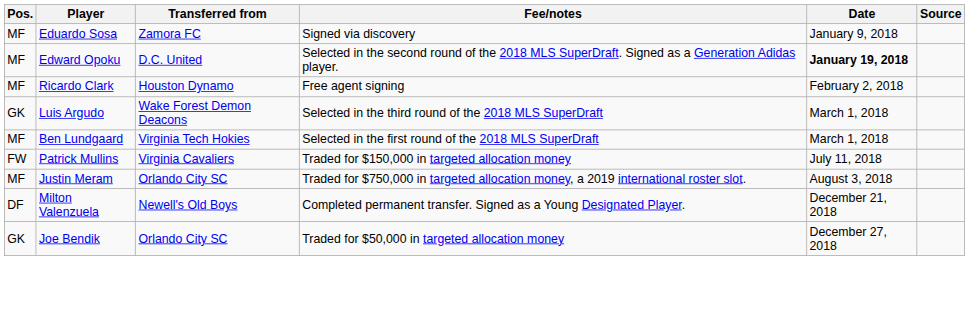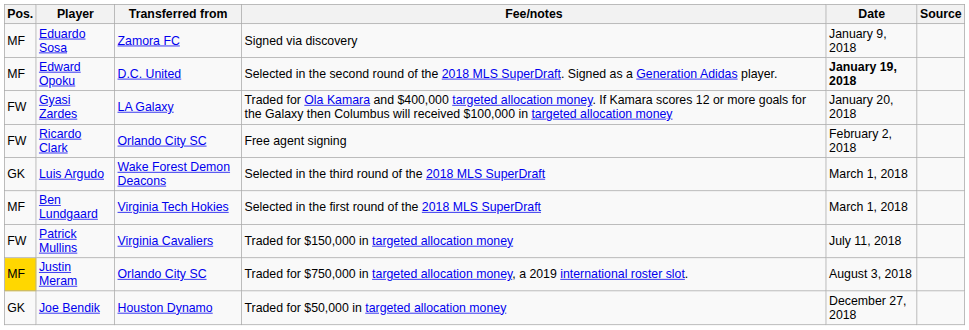+ row: (58, 107)
(16, 86) MF -> (17, 140) FW
(186, 86) Houston Dynamo -> (162, 140) Orlando City SC
(16, 178) no background -> (16, 274) gold background
- row: (69, 205)
(183, 238) Orlando City SC -> (165, 307) Houston Dynamo
